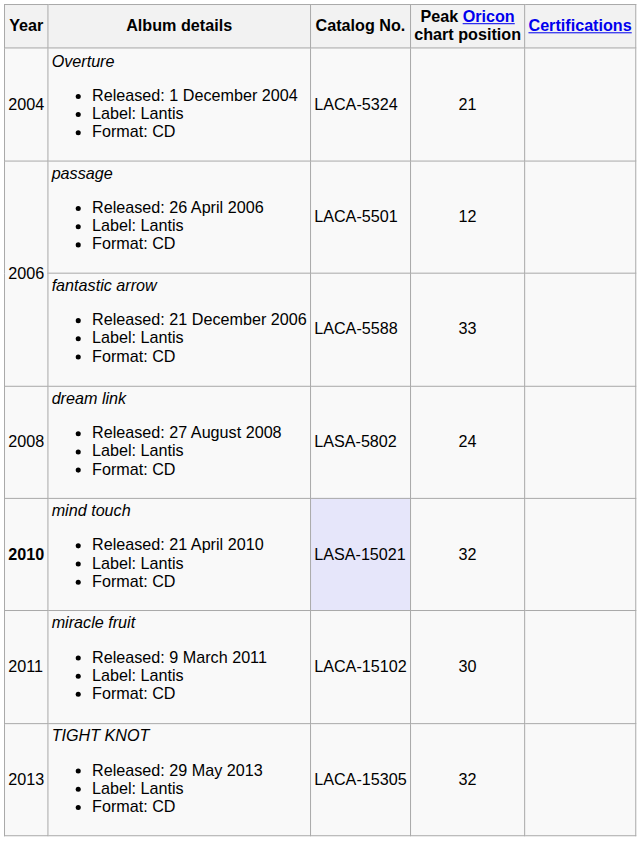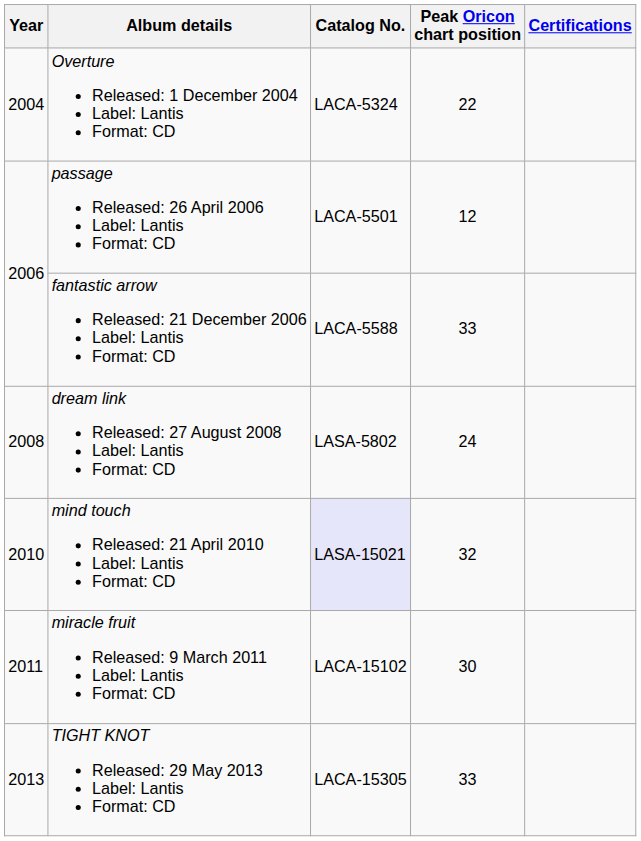(468, 104) 21 -> (468, 104) 22
(26, 554) bold -> (26, 554) normal
(468, 779) 32 -> (468, 779) 33
